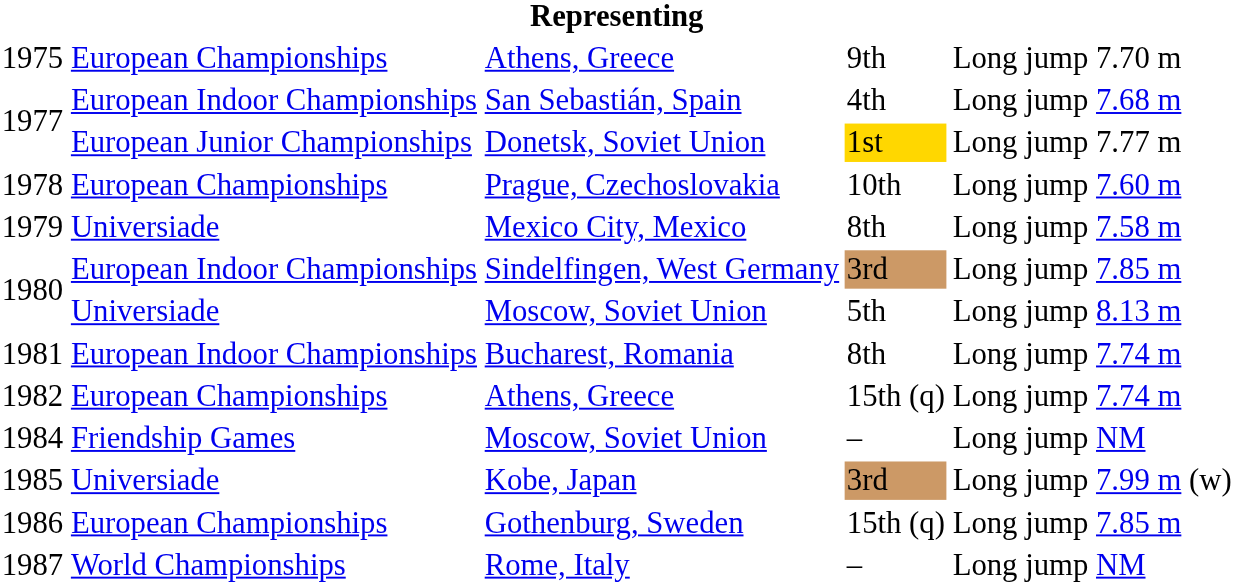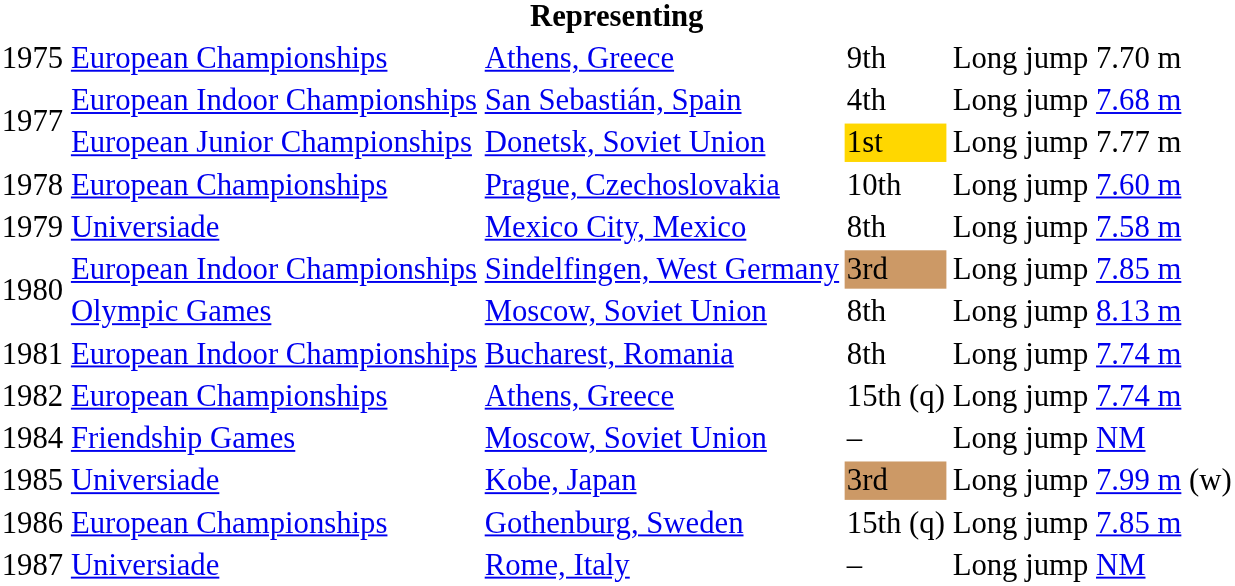(145, 311) Universiade -> (171, 311) Olympic Games
(866, 311) 5th -> (866, 311) 8th
(208, 564) World Championships -> (145, 564) Universiade
